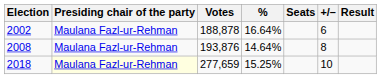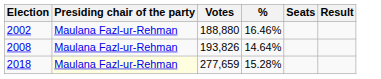- column: (328, 13)
(220, 30) 188,878 -> (220, 30) 188,880
(263, 30) 16.64% -> (263, 30) 16.46%
(220, 47) 193,876 -> (220, 47) 193,826
(263, 64) 15.25% -> (263, 64) 15.28%
